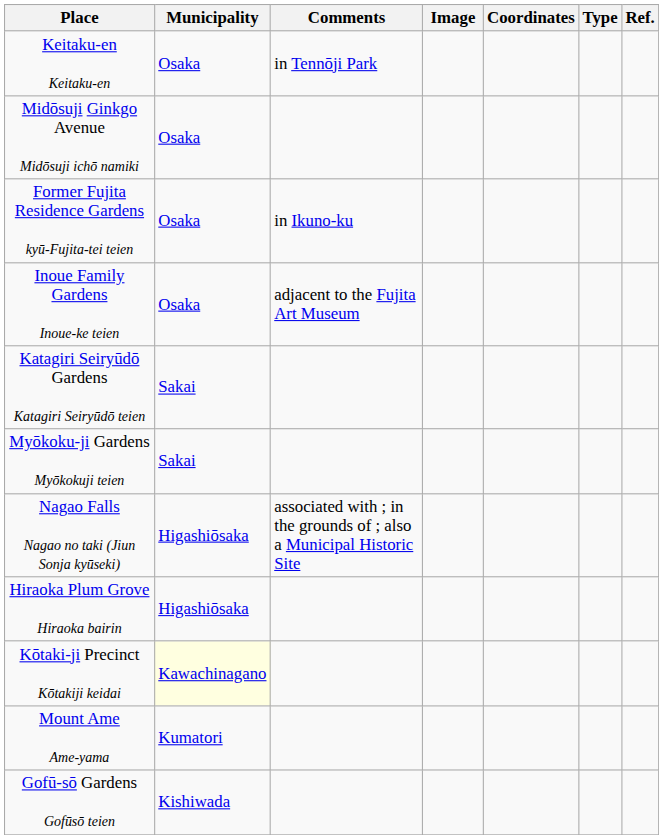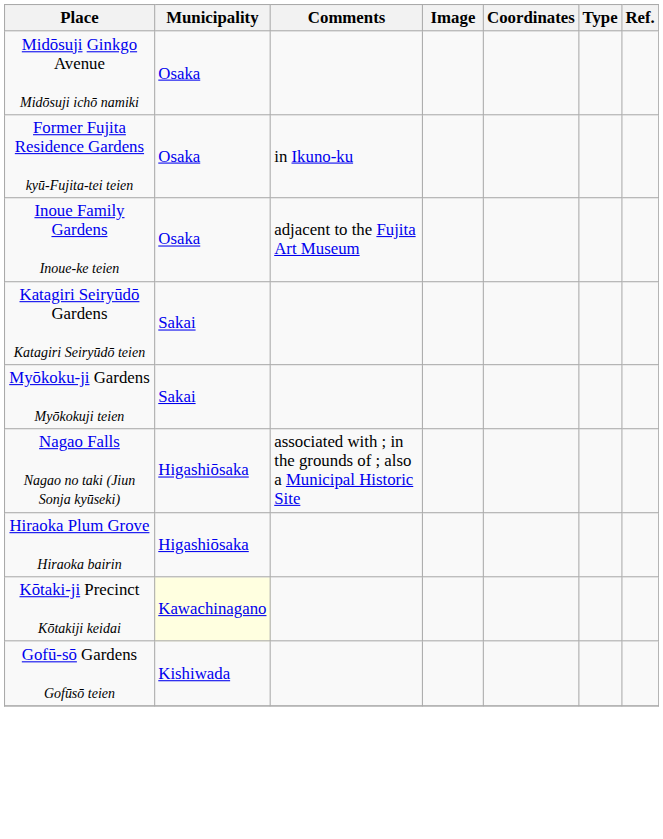- row: (79, 63)
- row: (79, 737)
